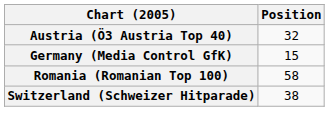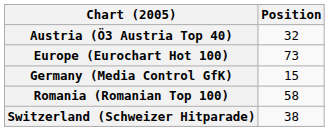+ row: (131, 55)
